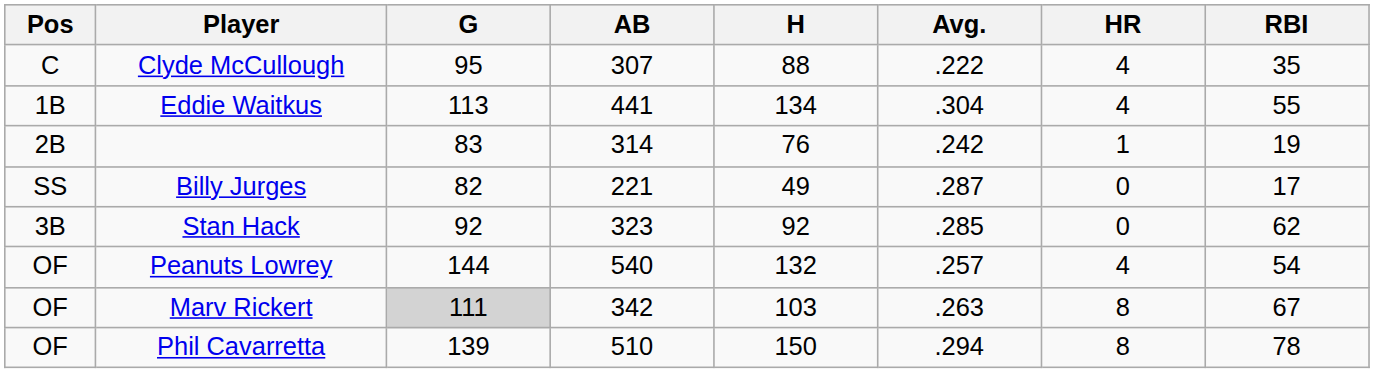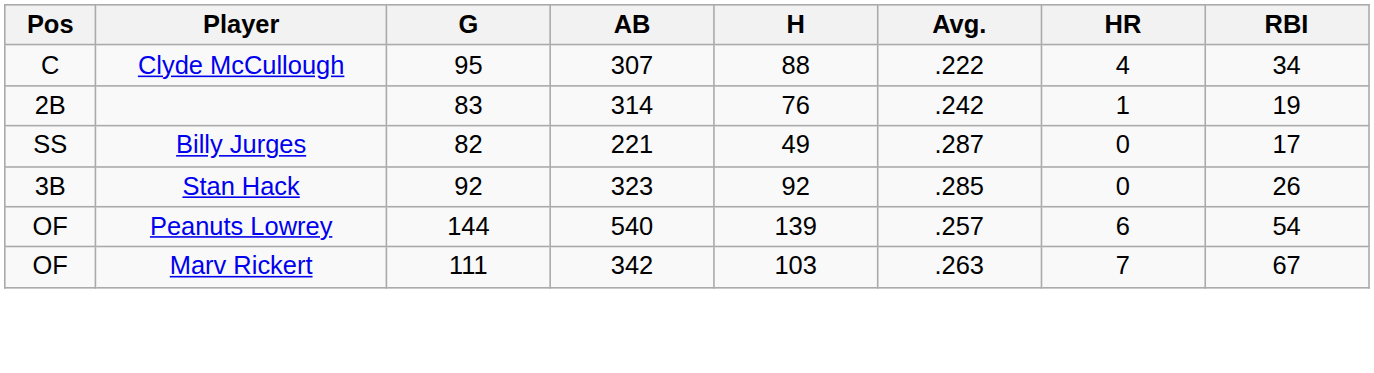(1287, 65) 35 -> (1287, 65) 34
- row: (241, 105)
(1287, 226) 62 -> (1287, 186) 26
(796, 266) 132 -> (796, 226) 139
(1123, 266) 4 -> (1123, 226) 6
(468, 307) lightgrey background -> (468, 266) no background
(1123, 307) 8 -> (1123, 266) 7
- row: (241, 347)
